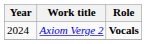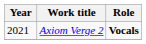(18, 30) 2024 -> (18, 30) 2021
